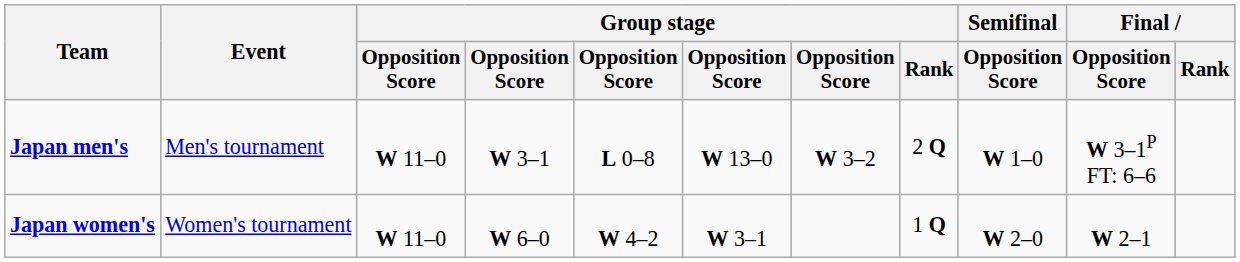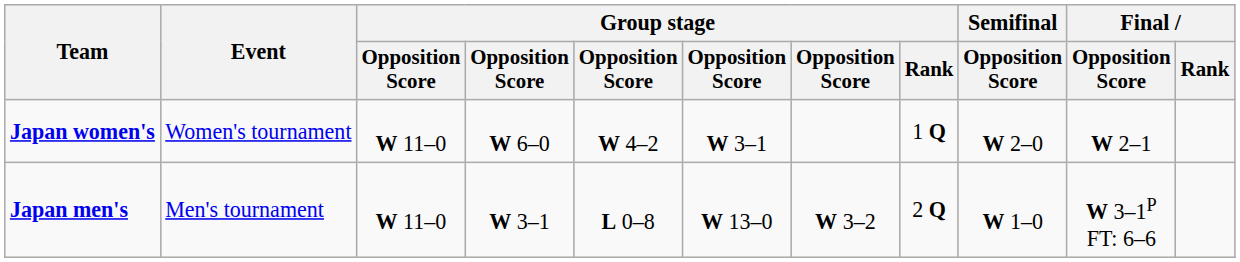rows swapped: (69, 147) <-> (82, 225)
